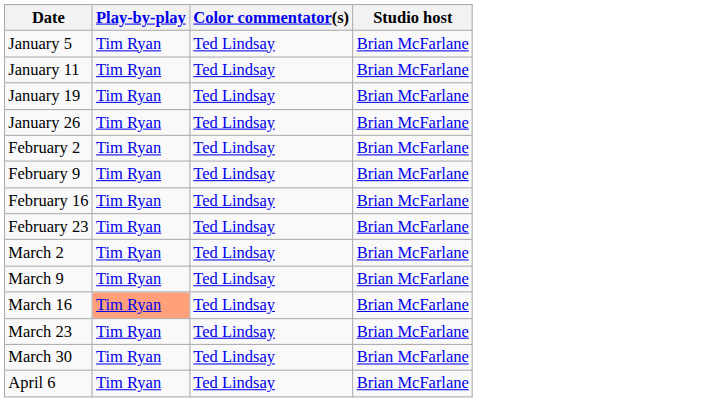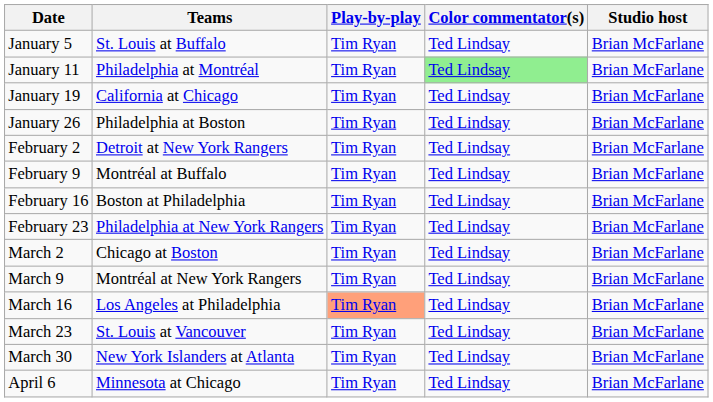+ column: (210, 17)
(234, 69) no background -> (469, 69) lightgreen background
